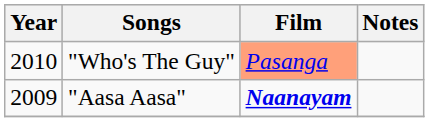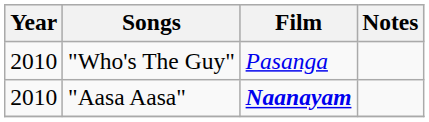(287, 60) lightsalmon background -> (287, 60) no background
(34, 97) 2009 -> (34, 97) 2010
